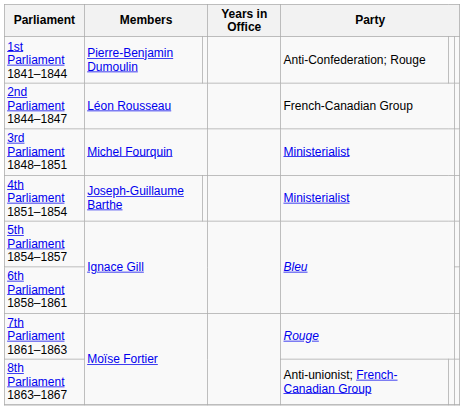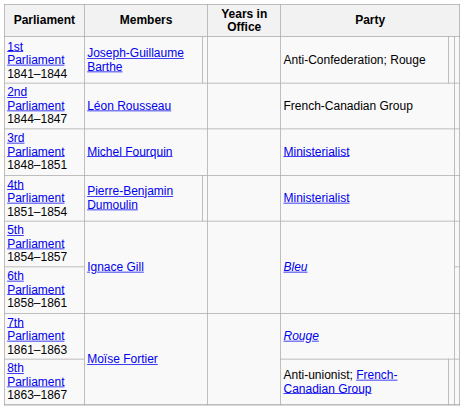(130, 60) Pierre-Benjamin Dumoulin -> (136, 60) Joseph-Guillaume Barthe
(136, 198) Joseph-Guillaume Barthe -> (130, 198) Pierre-Benjamin Dumoulin
